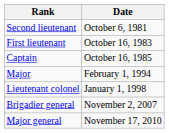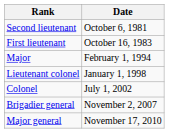- row: (22, 58)
+ row: (22, 89)
